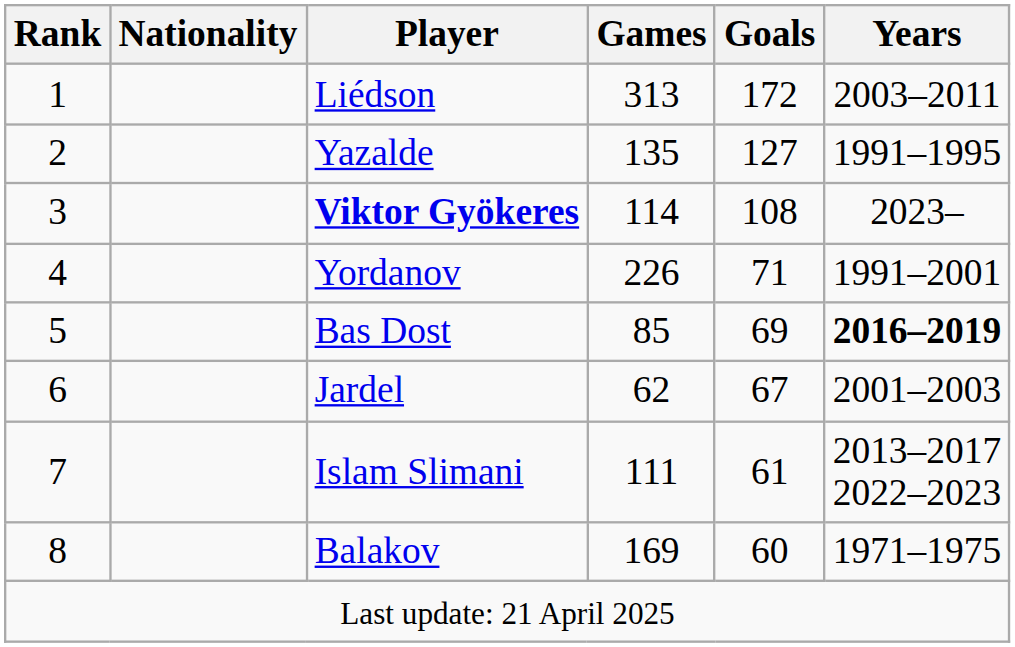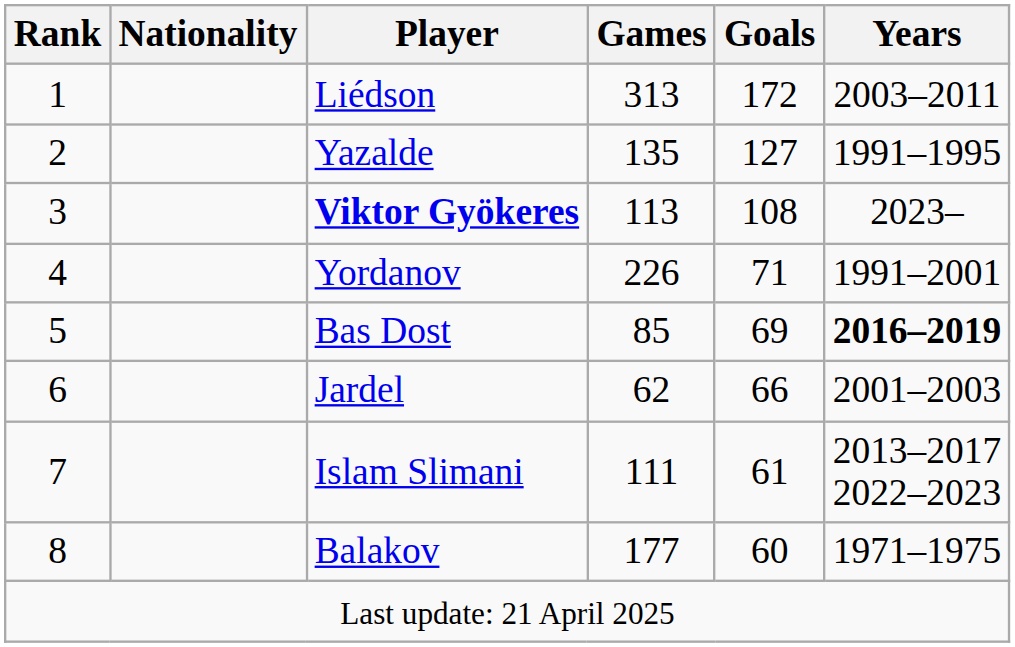(651, 212) 114 -> (651, 212) 113
(770, 390) 67 -> (770, 390) 66
(651, 551) 169 -> (651, 551) 177
